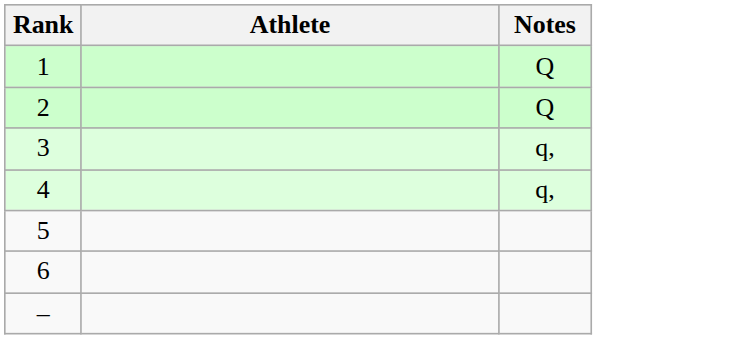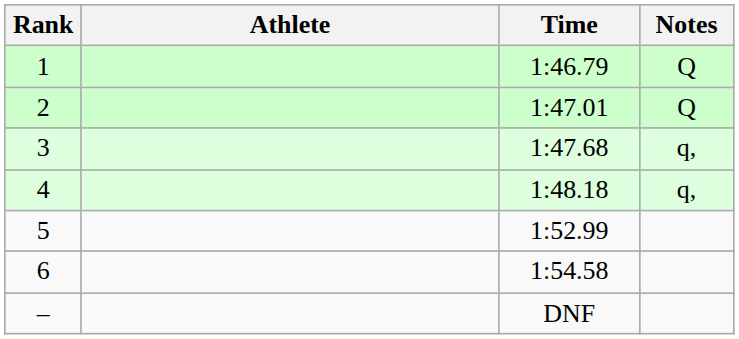+ column: (569, 25)
